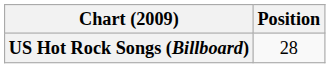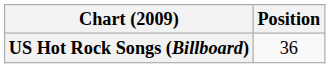(289, 47) 28 -> (289, 47) 36
